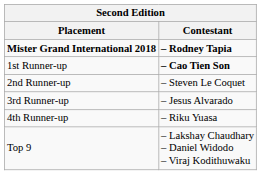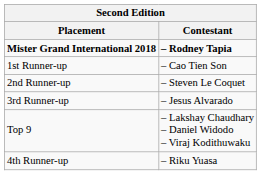(195, 65) bold -> (194, 65) normal
rows swapped: (38, 117) <-> (19, 147)
